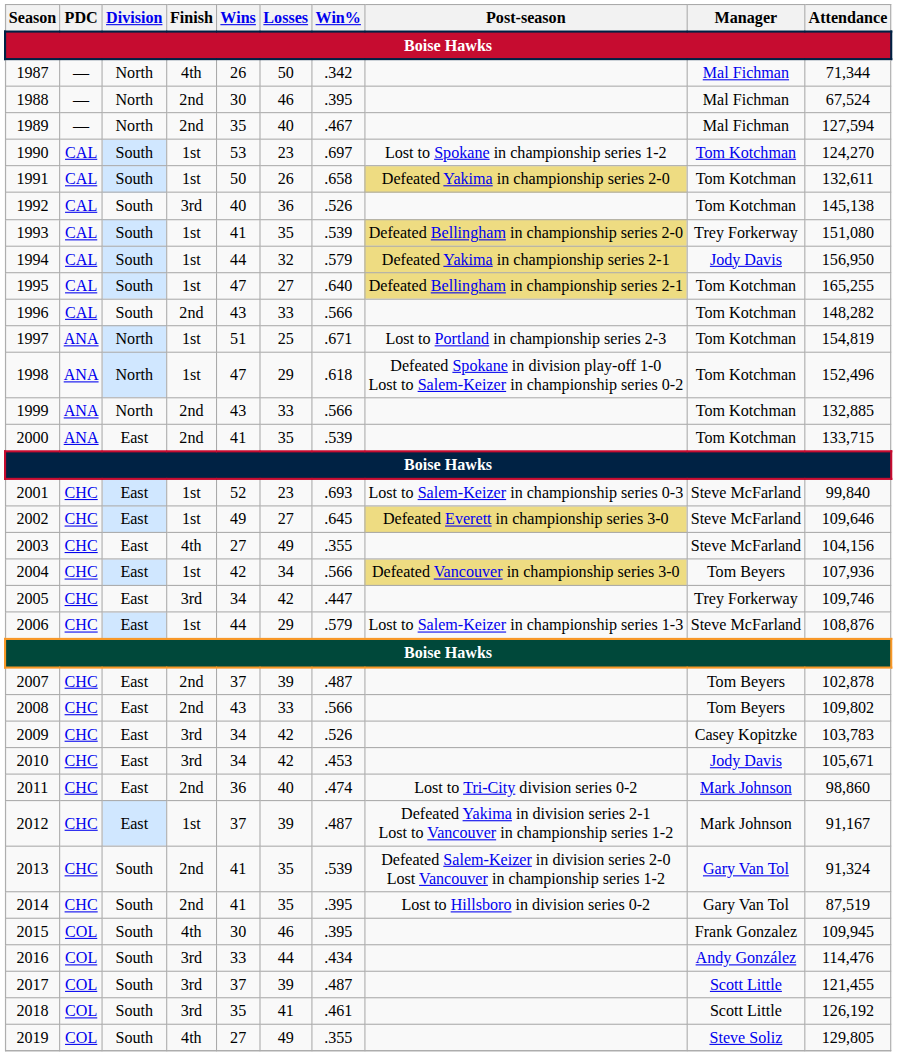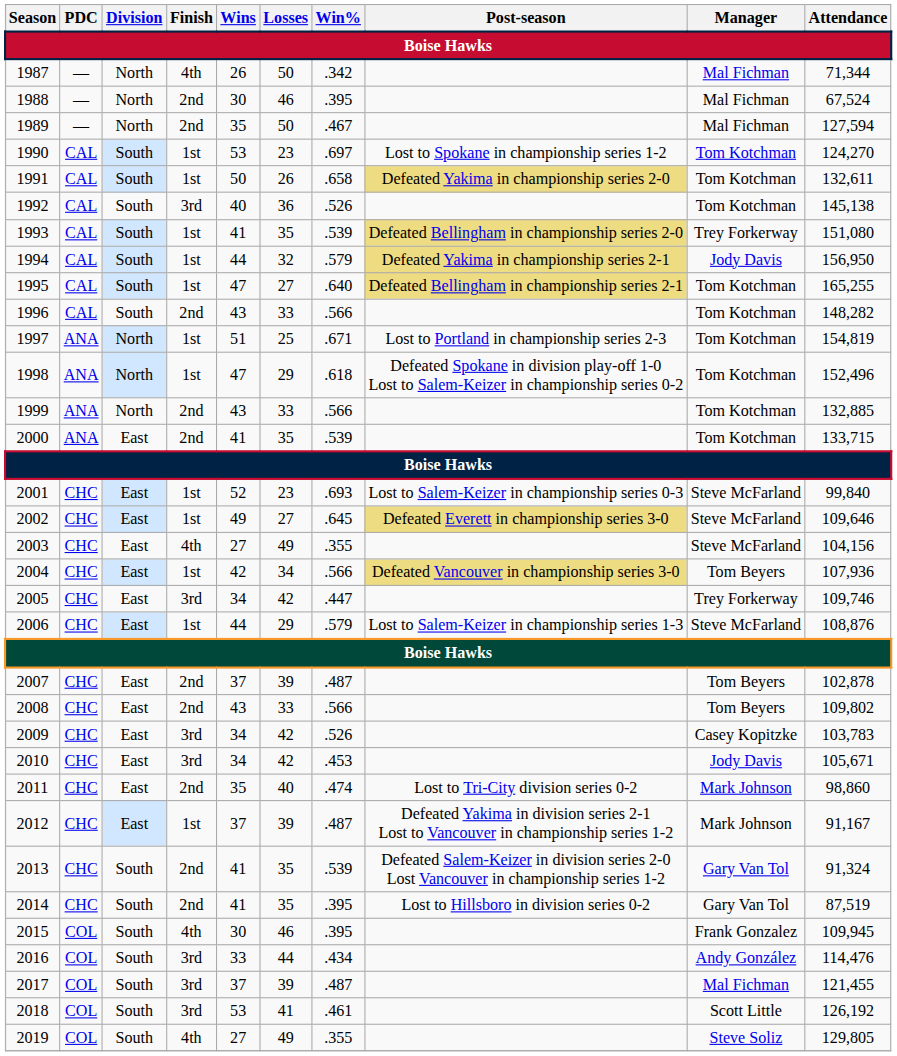(286, 126) 40 -> (286, 126) 50
(238, 787) 36 -> (238, 787) 35
(746, 984) Scott Little -> (746, 984) Mal Fichman
(238, 1011) 35 -> (238, 1011) 53
